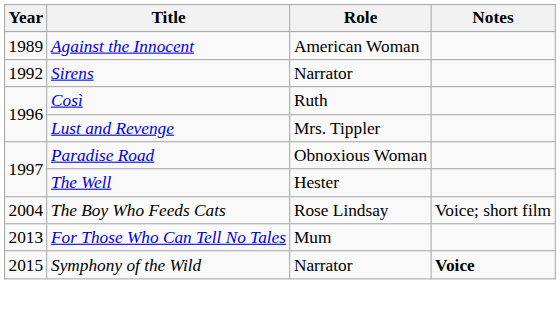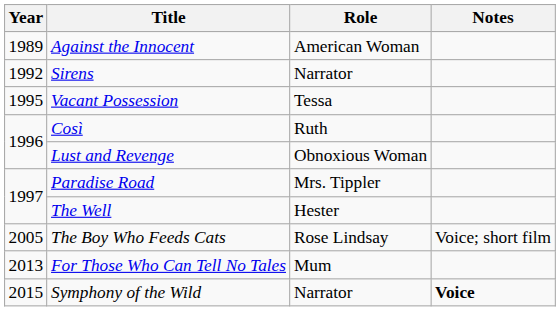+ row: (115, 100)
(337, 127) Mrs. Tippler -> (361, 155) Obnoxious Woman
(361, 155) Obnoxious Woman -> (337, 182) Mrs. Tippler
(26, 210) 2004 -> (26, 237) 2005
